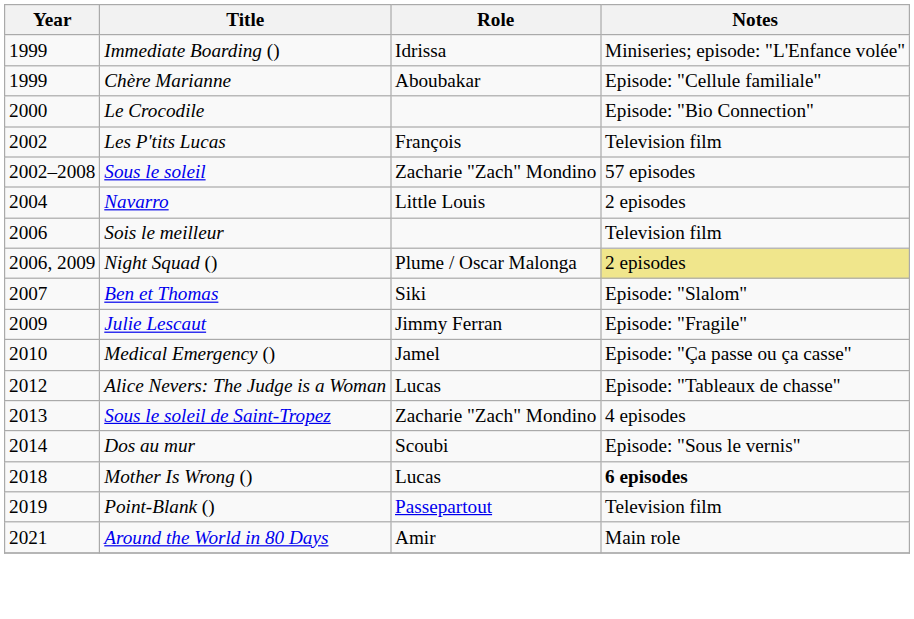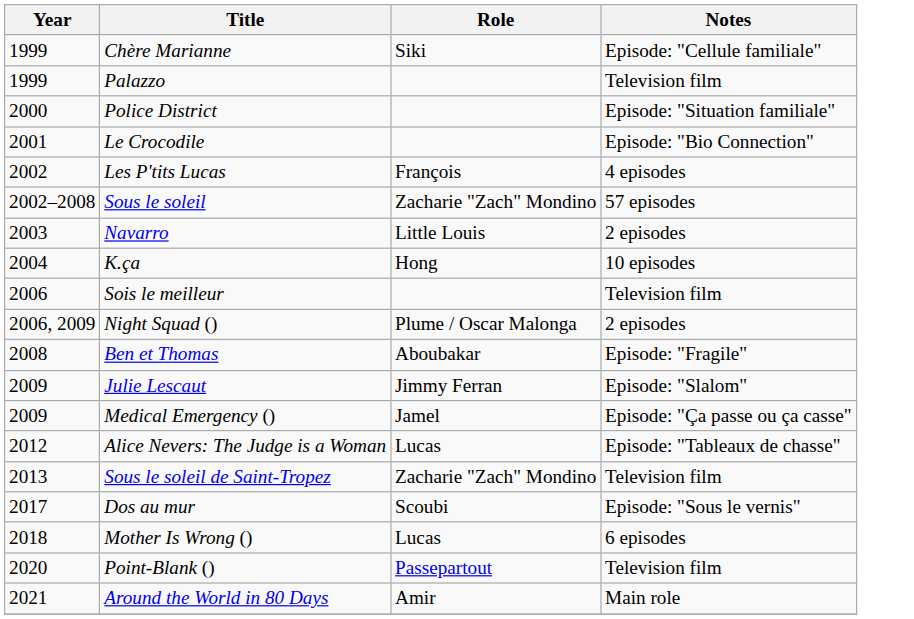- row: (192, 50)
(438, 80) Aboubakar -> (411, 50) Siki
+ row: (135, 80)
+ row: (161, 111)
(28, 111) 2000 -> (28, 141) 2001
(663, 141) Television film -> (645, 171) 4 episodes
(28, 202) 2004 -> (28, 232) 2003
+ row: (122, 263)
(645, 263) khaki background -> (645, 324) no background
(28, 293) 2007 -> (28, 354) 2008
(411, 293) Siki -> (438, 354) Aboubakar
(676, 293) Episode: "Slalom" -> (676, 354) Episode: "Fragile"
(676, 324) Episode: "Fragile" -> (676, 385) Episode: "Slalom"
(28, 354) 2010 -> (28, 415) 2009
(645, 415) 4 episodes -> (663, 476) Television film
(28, 446) 2014 -> (28, 506) 2017
(646, 476) bold -> (645, 537) normal
(28, 506) 2019 -> (28, 567) 2020
